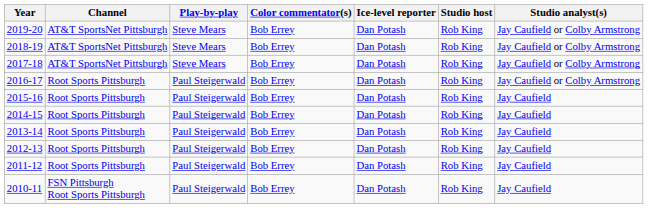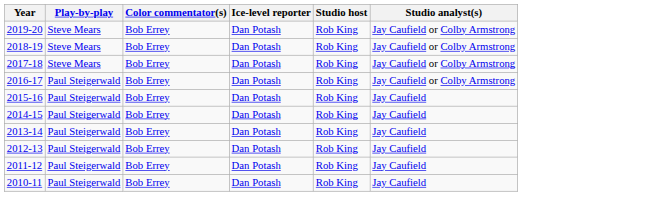- column: (107, 13)
